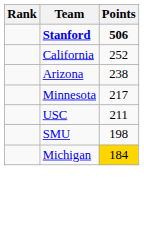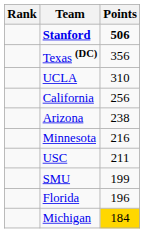+ row: (70, 56)
+ row: (60, 78)
(119, 54) 252 -> (120, 98) 256
(119, 94) 217 -> (120, 138) 216
(119, 134) 198 -> (120, 178) 199
+ row: (61, 198)
